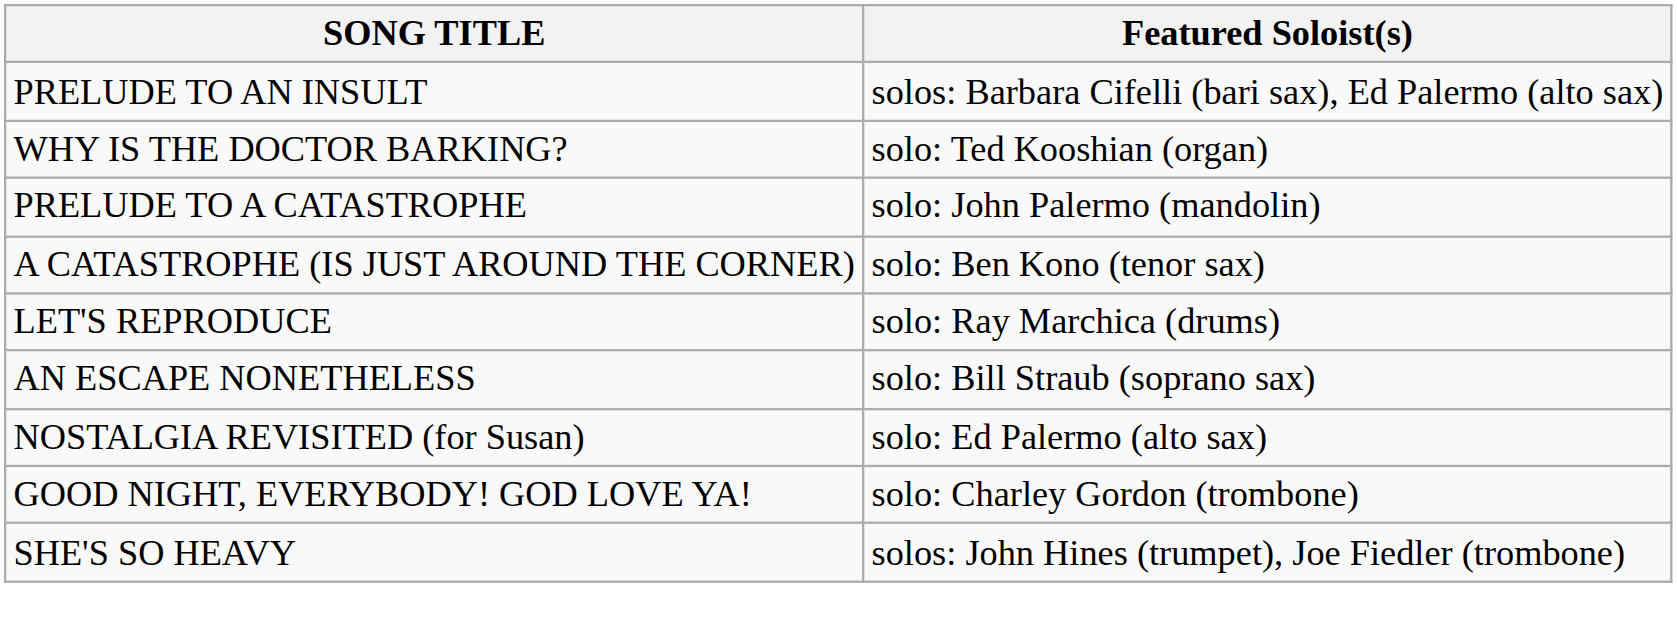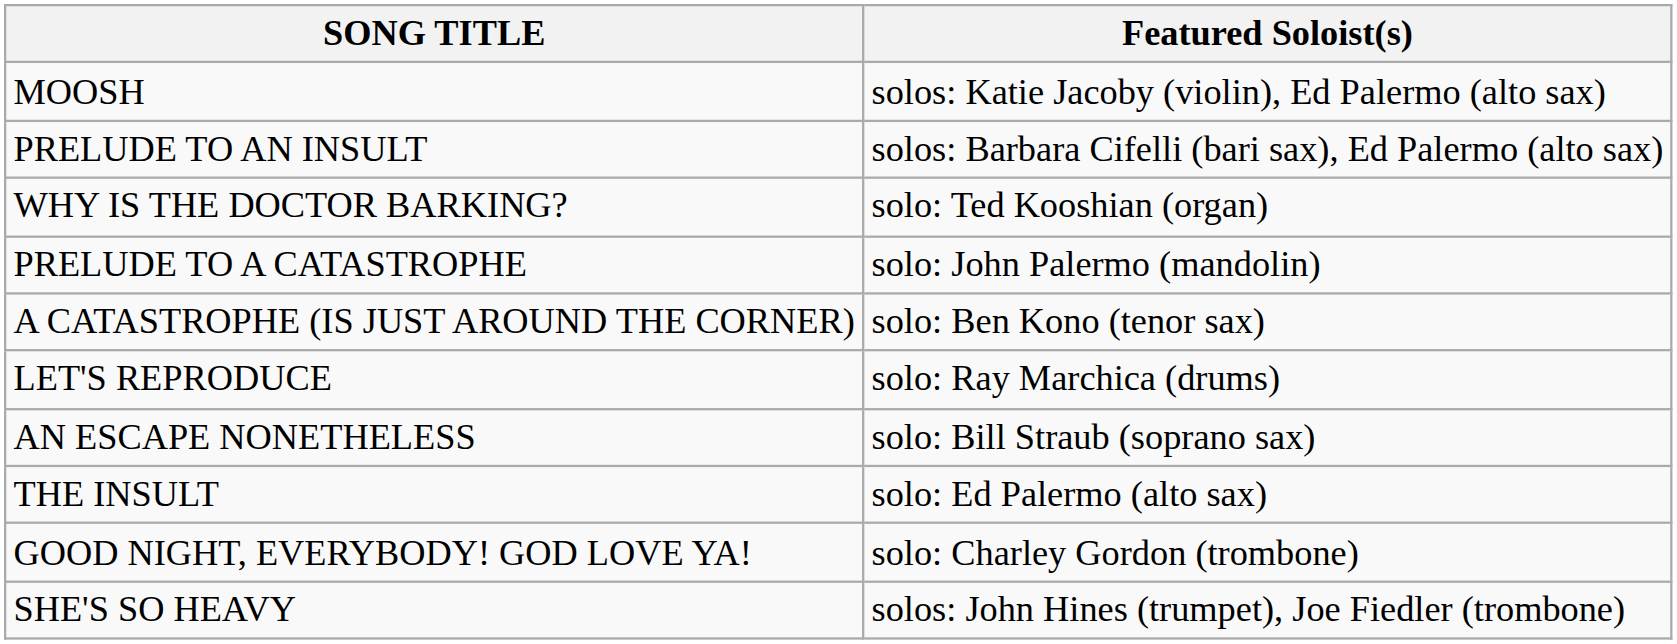+ row: (79, 90)
- row: (299, 436)
+ row: (116, 494)
